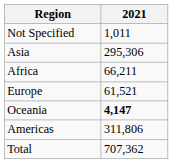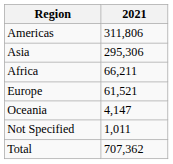rows swapped: (30, 129) <-> (41, 33)
(118, 110) bold -> (118, 110) normal
